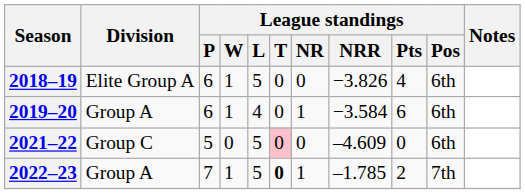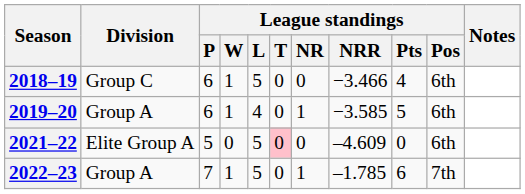(140, 81) Elite Group A -> (119, 81) Group C
(360, 81) −3.826 -> (360, 81) −3.466
(360, 111) −3.584 -> (360, 111) −3.585
(401, 111) 6 -> (401, 111) 5
(119, 142) Group C -> (140, 142) Elite Group A
(279, 173) bold -> (279, 173) normal
(401, 173) 2 -> (401, 173) 6
